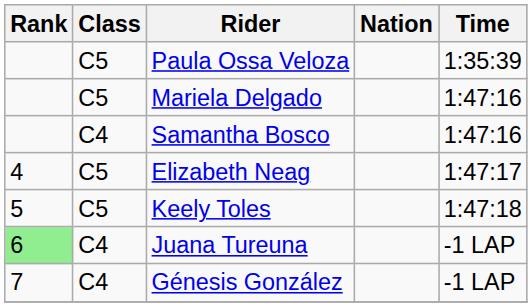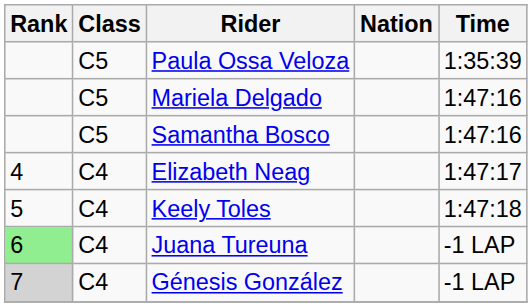(93, 135) C4 -> (93, 135) C5
(93, 172) C5 -> (93, 172) C4
(93, 209) C5 -> (93, 209) C4
(17, 283) no background -> (17, 283) lightgrey background
